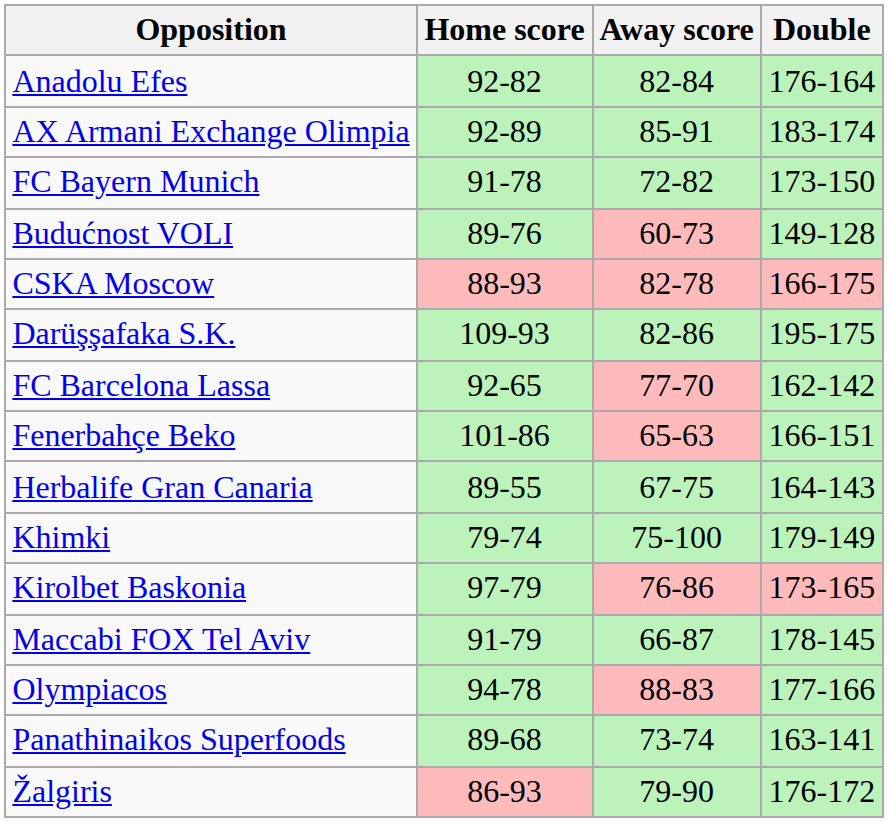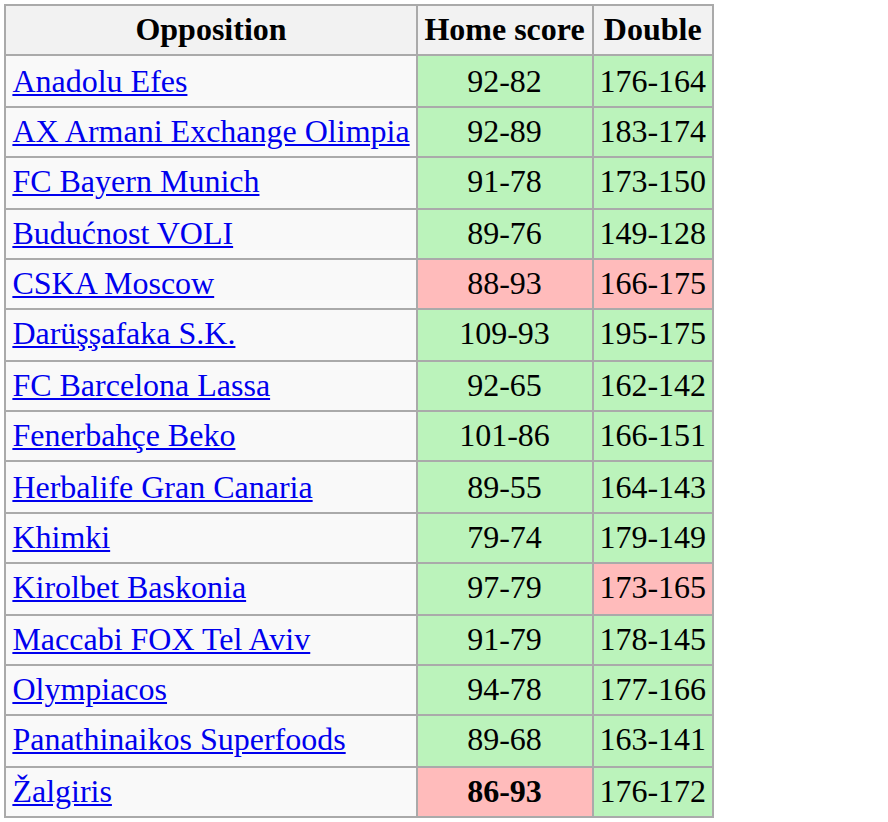- column: (677, 29)
(504, 791) normal -> (504, 791) bold
